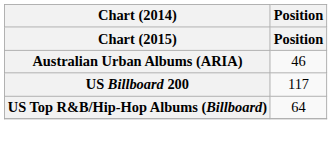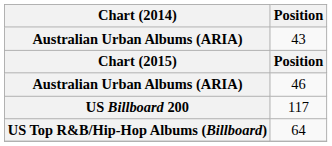+ row: (298, 38)
